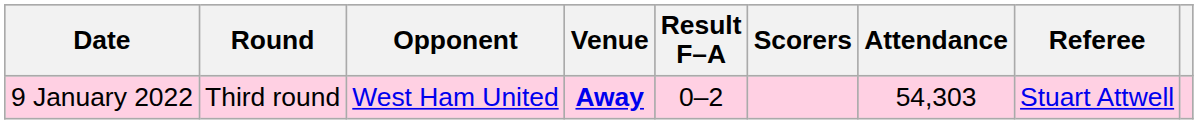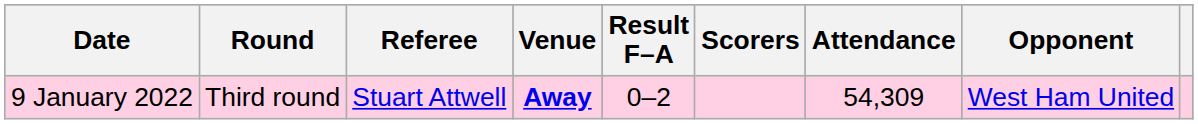columns swapped: (455, 40) <-> (1097, 40)
(936, 97) 54,303 -> (884, 97) 54,309
